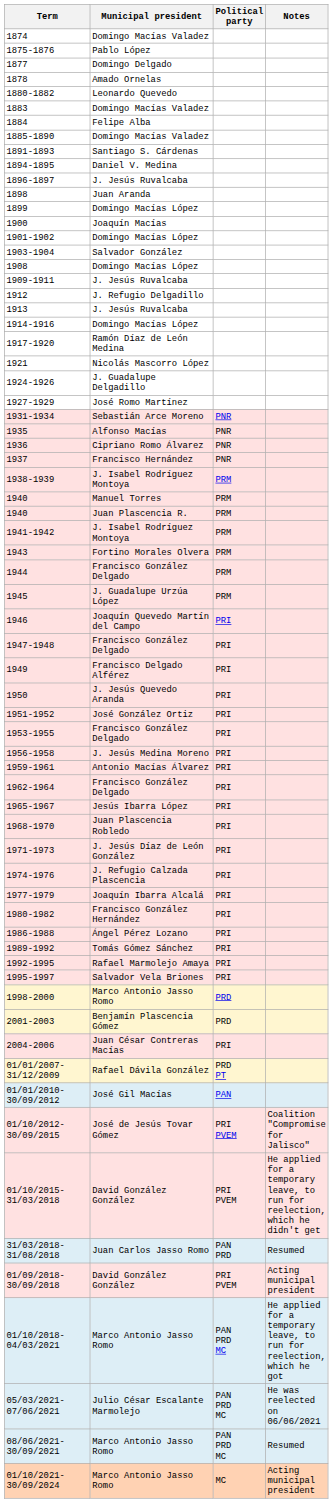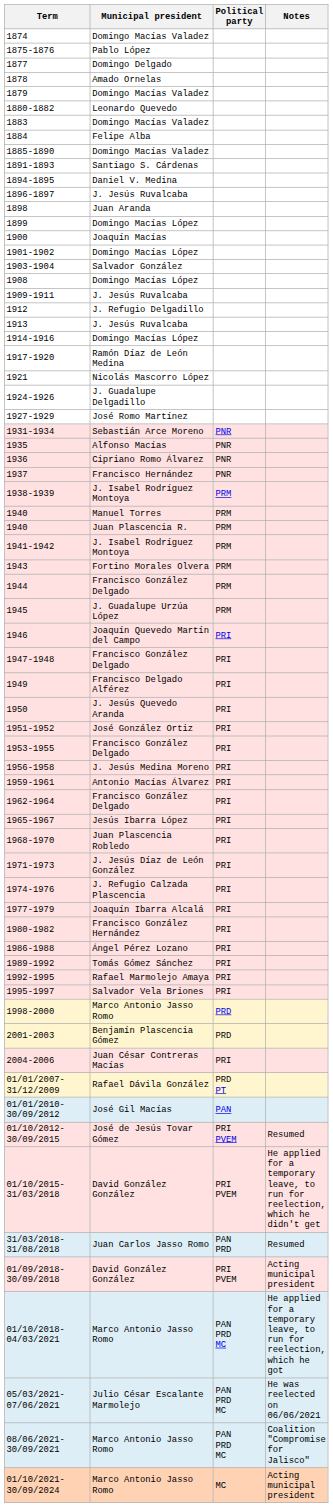+ row: (17, 94)
(297, 1130) Coalition "Compromise for Jalisco" -> (286, 1134) Resumed
(286, 1446) Resumed -> (297, 1445) Coalition "Compromise for Jalisco"
